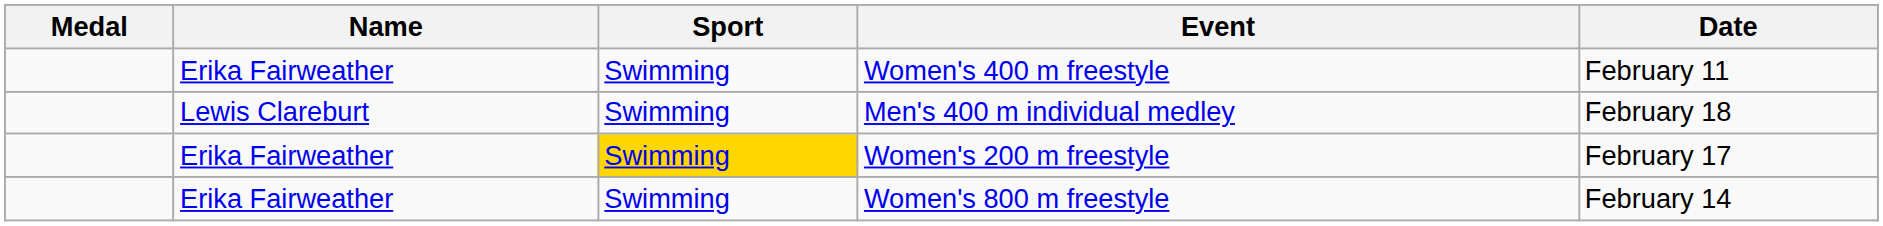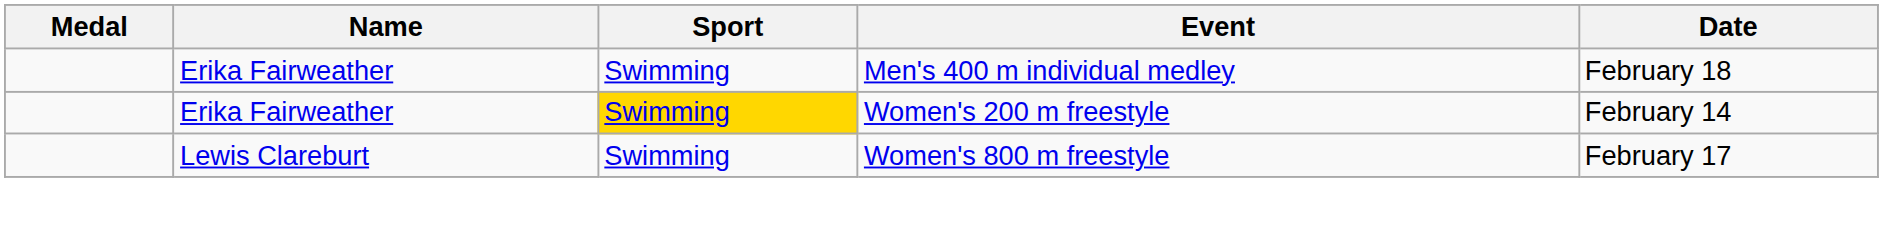- row: (1017, 70)
(275, 113) Lewis Clareburt -> (287, 70) Erika Fairweather
(1658, 156) February 17 -> (1658, 113) February 14
(287, 199) Erika Fairweather -> (275, 156) Lewis Clareburt
(1658, 199) February 14 -> (1658, 156) February 17
